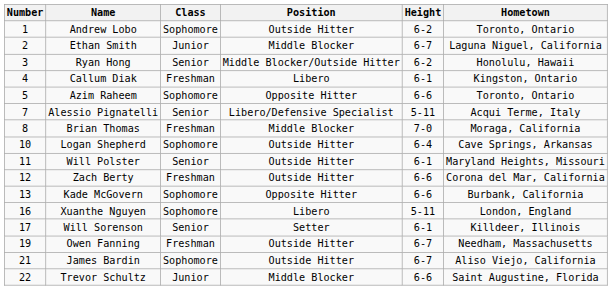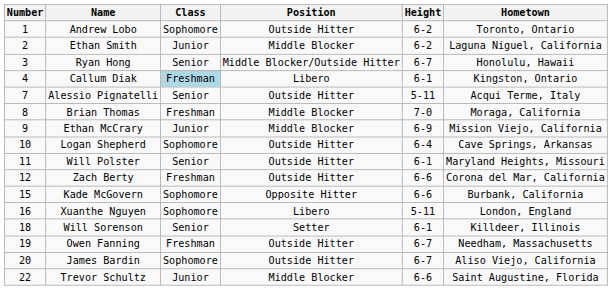(423, 46) 6-7 -> (423, 46) 6-2
(423, 62) 6-2 -> (423, 62) 6-7
(190, 79) no background -> (190, 79) lightblue background
- row: (103, 95)
(311, 112) Libero/Defensive Specialist -> (311, 95) Outside Hitter
+ row: (103, 128)
(25, 194) 13 -> (25, 194) 15
(25, 227) 17 -> (25, 227) 18
(25, 261) 21 -> (25, 261) 20
